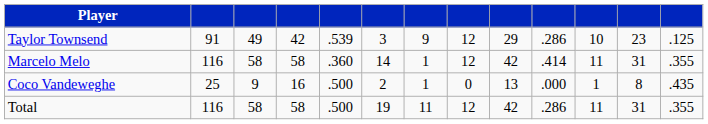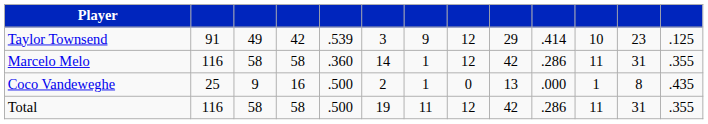(554, 38) .286 -> (554, 38) .414
(554, 61) .414 -> (554, 61) .286
